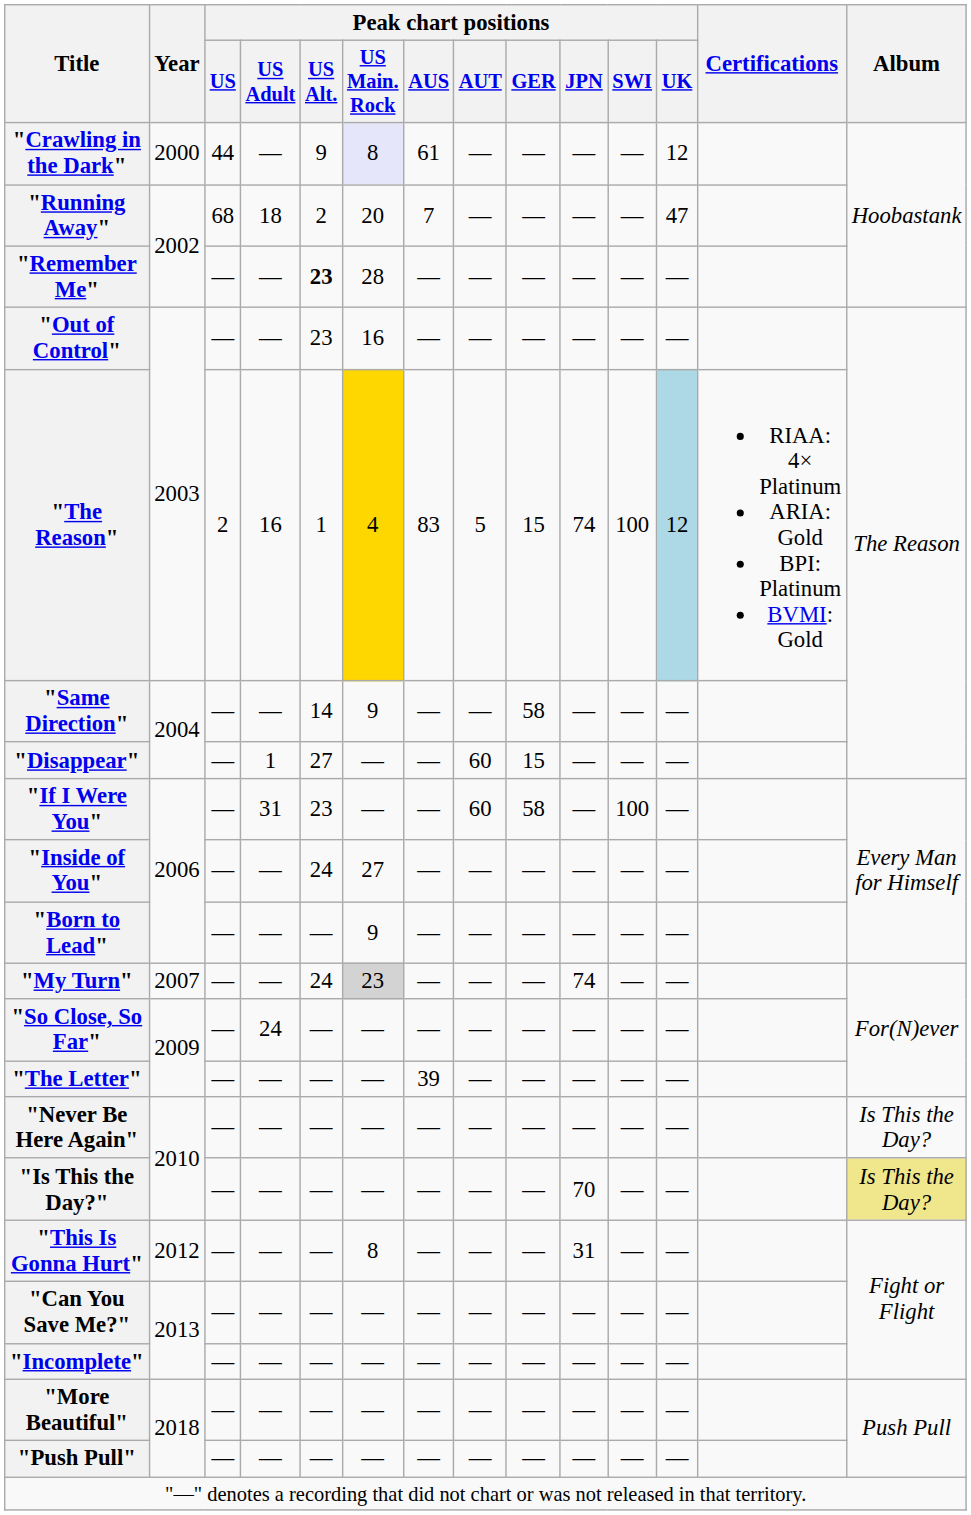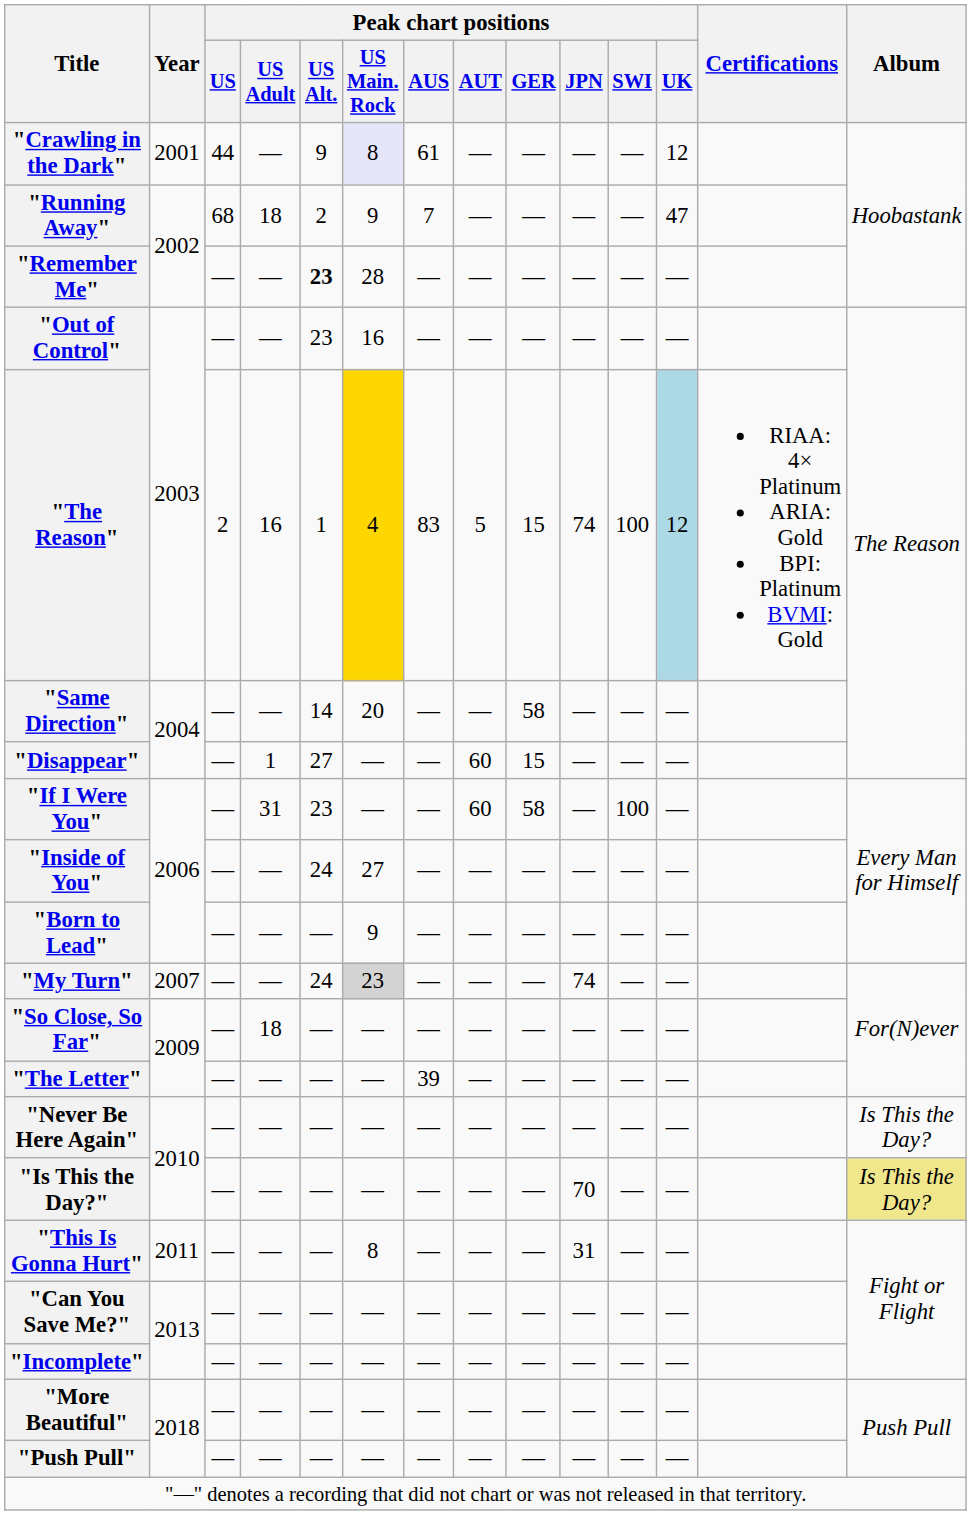(177, 153) 2000 -> (177, 153) 2001
(373, 214) 20 -> (373, 214) 9
(373, 711) 9 -> (373, 711) 20
(270, 1029) 24 -> (270, 1029) 18
(177, 1250) 2012 -> (177, 1250) 2011
